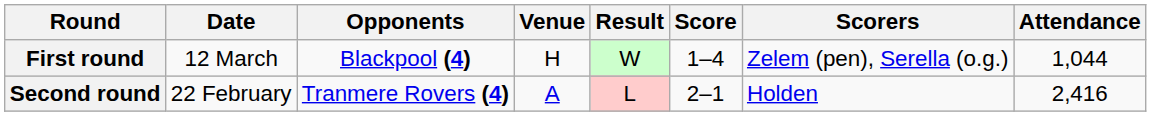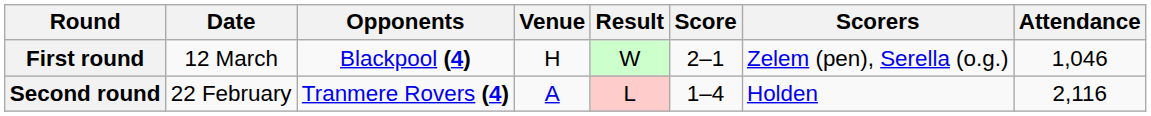(705, 57) 1–4 -> (705, 57) 2–1
(1080, 57) 1,044 -> (1080, 57) 1,046
(705, 93) 2–1 -> (705, 93) 1–4
(1080, 93) 2,416 -> (1080, 93) 2,116
